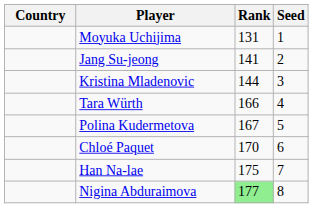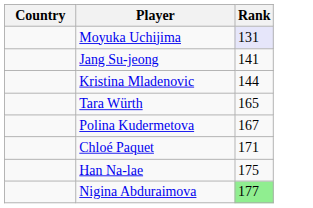- column: (291, 15)
(248, 37) no background -> (248, 37) lavender background
(248, 103) 166 -> (248, 103) 165
(248, 147) 170 -> (248, 147) 171
